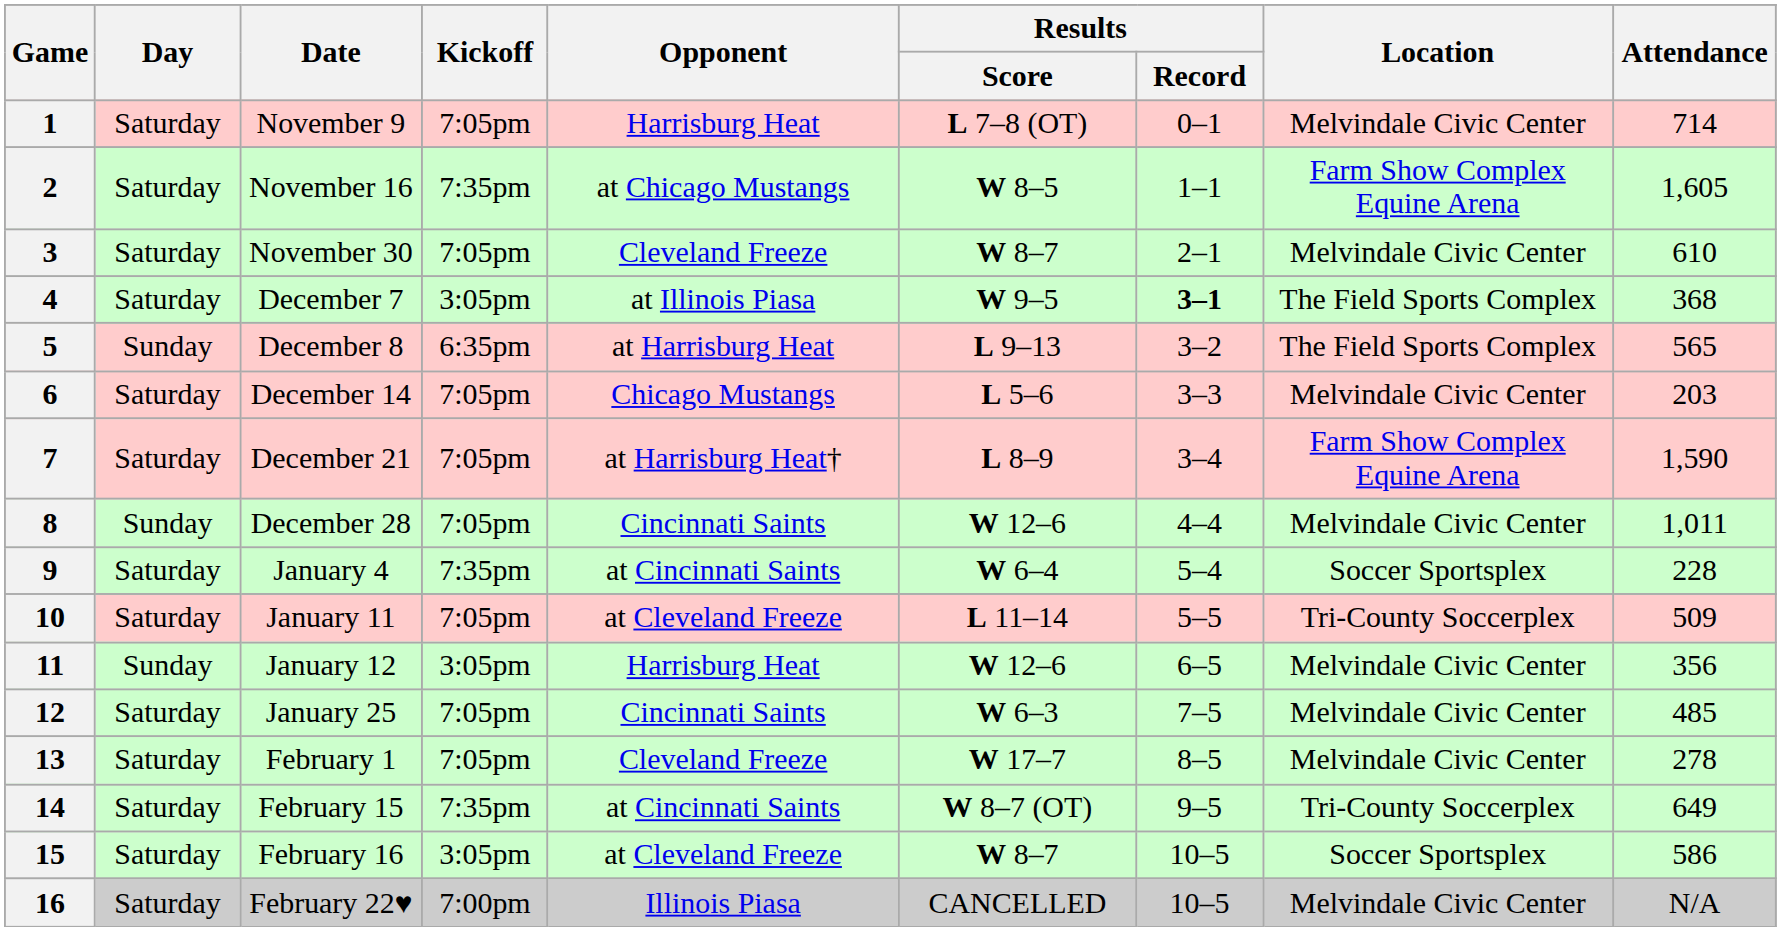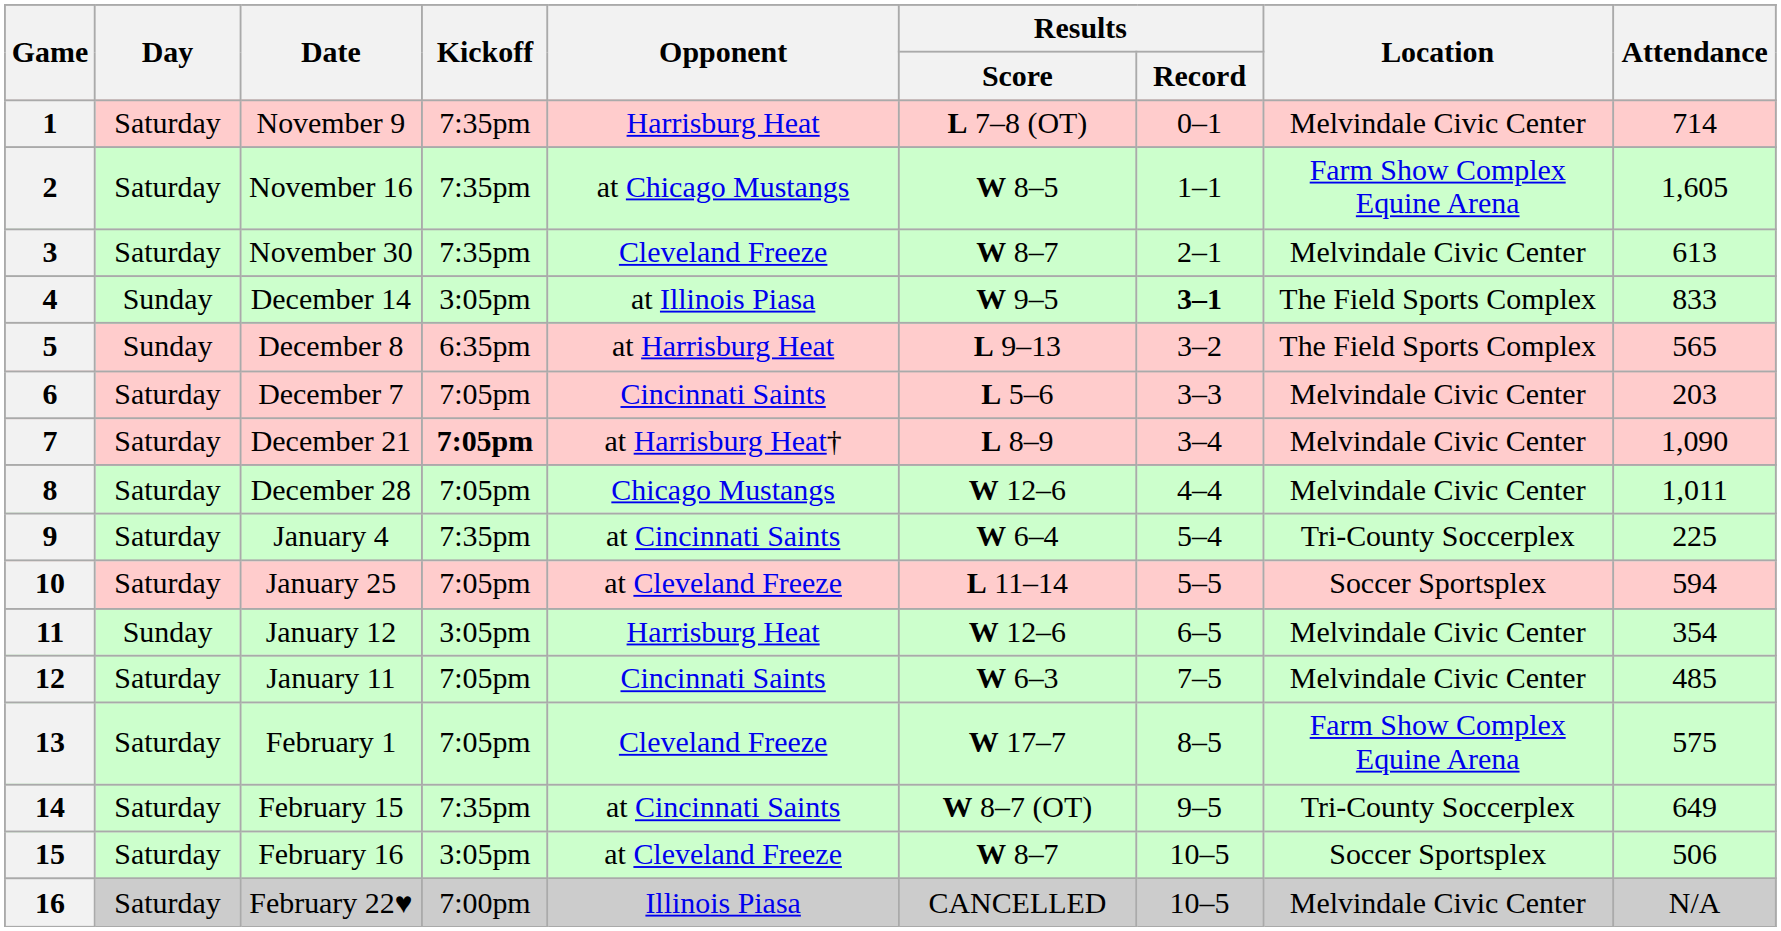(485, 123) 7:05pm -> (485, 123) 7:35pm
(485, 251) 7:05pm -> (485, 251) 7:35pm
(1695, 251) 610 -> (1695, 251) 613
(168, 299) Saturday -> (168, 299) Sunday
(331, 299) December 7 -> (331, 299) December 14
(1695, 299) 368 -> (1695, 299) 833
(331, 394) December 14 -> (331, 394) December 7
(723, 394) Chicago Mustangs -> (723, 394) Cincinnati Saints
(485, 458) normal -> (485, 441) bold
(1438, 458) Farm Show Complex Equine Arena -> (1438, 441) Melvindale Civic Center
(1695, 458) 1,590 -> (1695, 441) 1,090
(168, 522) Sunday -> (168, 488) Saturday
(723, 522) Cincinnati Saints -> (723, 488) Chicago Mustangs
(1438, 570) Soccer Sportsplex -> (1438, 536) Tri-County Soccerplex
(1695, 570) 228 -> (1695, 536) 225
(331, 617) January 11 -> (331, 583) January 25
(1438, 617) Tri-County Soccerplex -> (1438, 583) Soccer Sportsplex
(1695, 617) 509 -> (1695, 583) 594
(1695, 664) 356 -> (1695, 631) 354
(331, 712) January 25 -> (331, 678) January 11
(1438, 759) Melvindale Civic Center -> (1438, 743) Farm Show Complex Equine Arena
(1695, 759) 278 -> (1695, 743) 575
(1695, 854) 586 -> (1695, 854) 506
